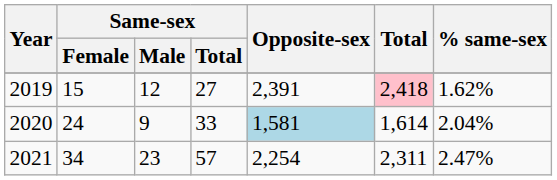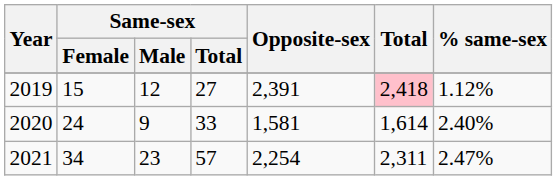(466, 89) 1.62% -> (466, 89) 1.12%
(276, 123) lightblue background -> (276, 123) no background
(466, 123) 2.04% -> (466, 123) 2.40%
